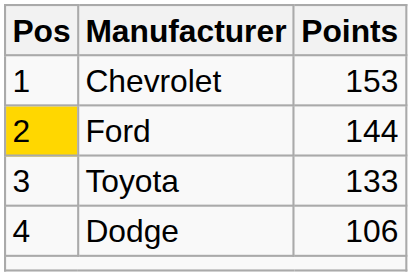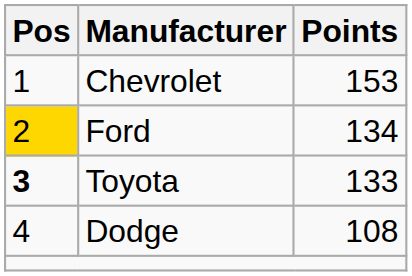(372, 131) 144 -> (372, 131) 134
(21, 181) normal -> (21, 181) bold
(372, 232) 106 -> (372, 232) 108
